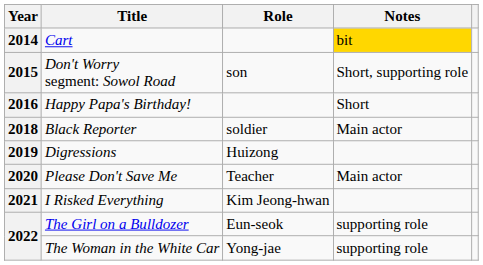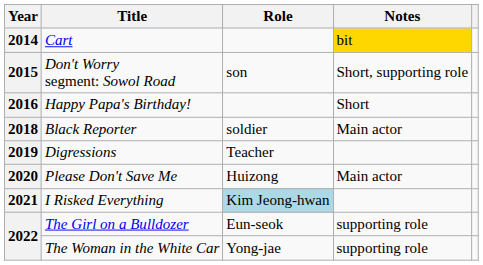(252, 152) Huizong -> (250, 152) Teacher
(250, 176) Teacher -> (252, 176) Huizong
(278, 200) no background -> (278, 200) lightblue background
